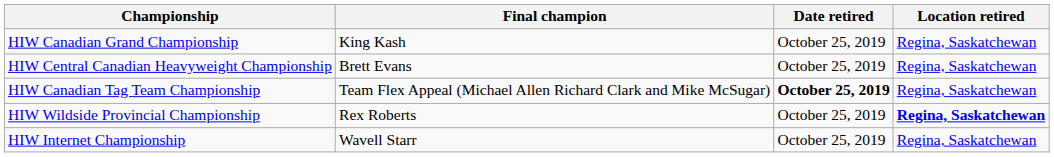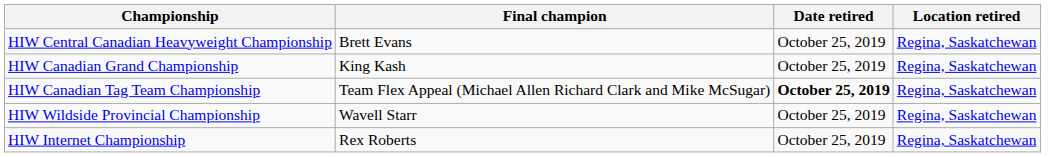rows swapped: (123, 41) <-> (170, 66)
(378, 115) Rex Roberts -> (378, 115) Wavell Starr
(971, 115) bold -> (967, 115) normal
(378, 139) Wavell Starr -> (378, 139) Rex Roberts
